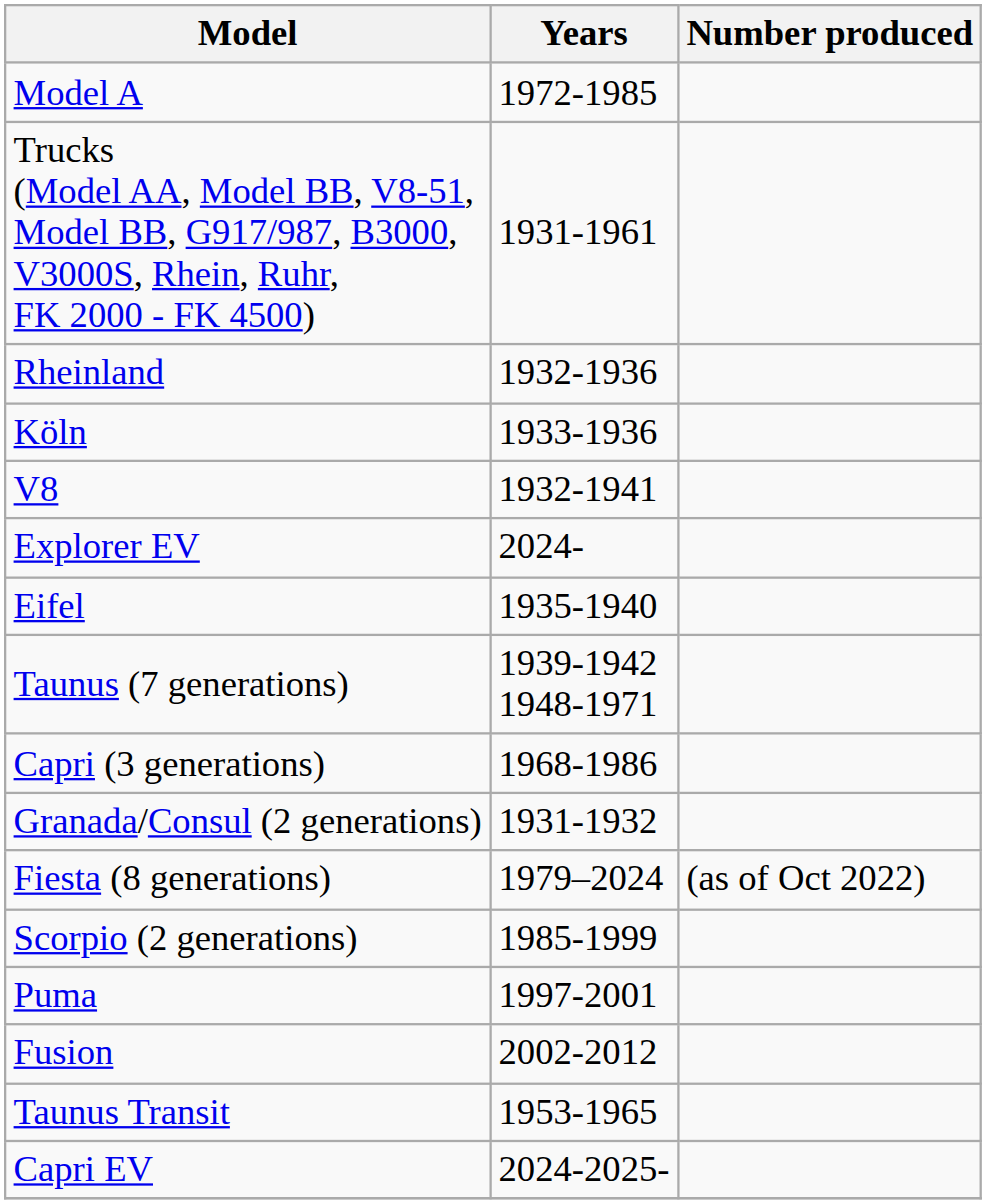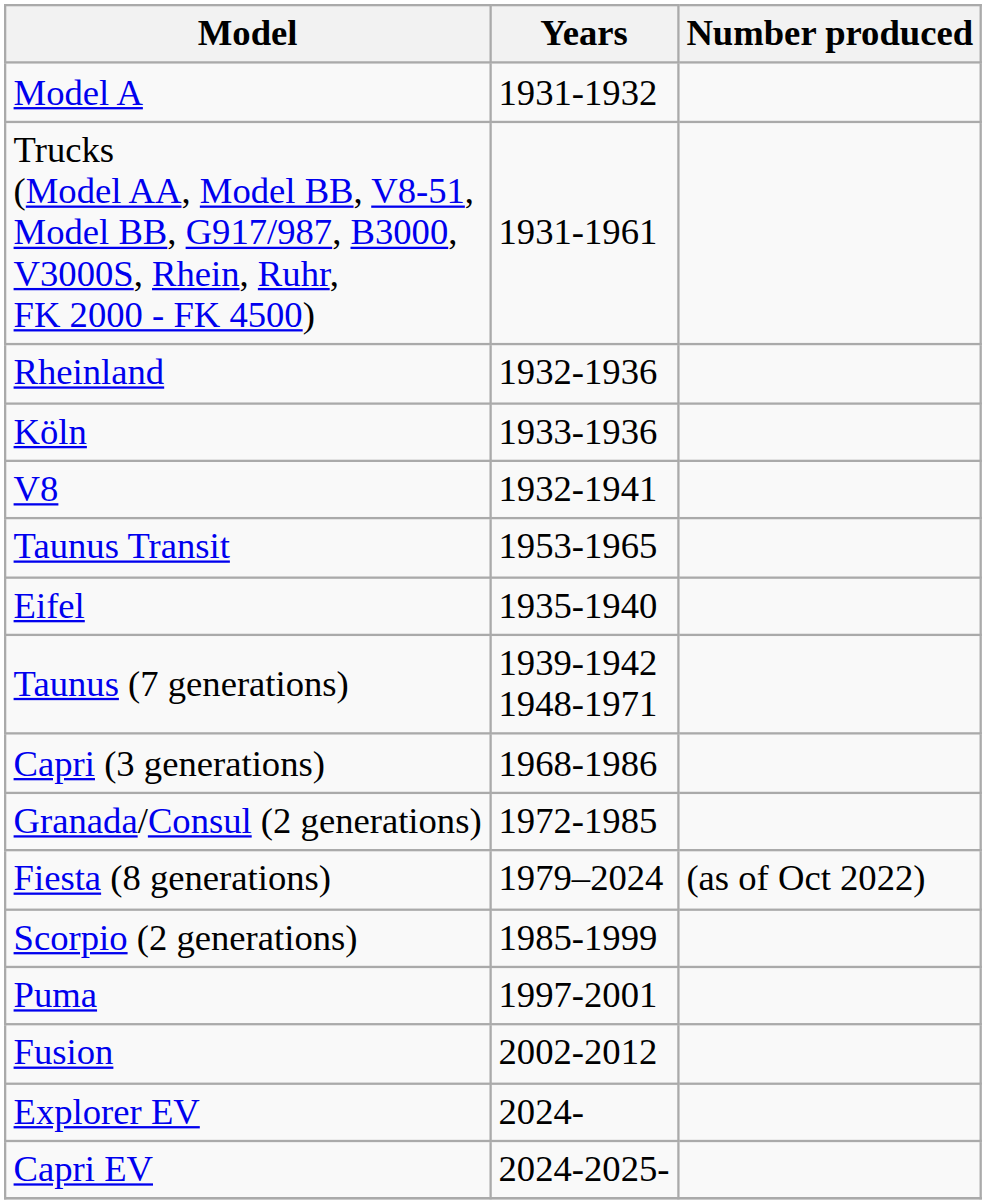(578, 91) 1972-1985 -> (578, 91) 1931-1932
rows swapped: (122, 1111) <-> (107, 547)
(578, 820) 1931-1932 -> (578, 820) 1972-1985
